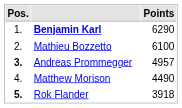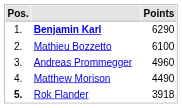(18, 62) bold -> (18, 62) normal
(163, 62) 4957 -> (163, 62) 4960
